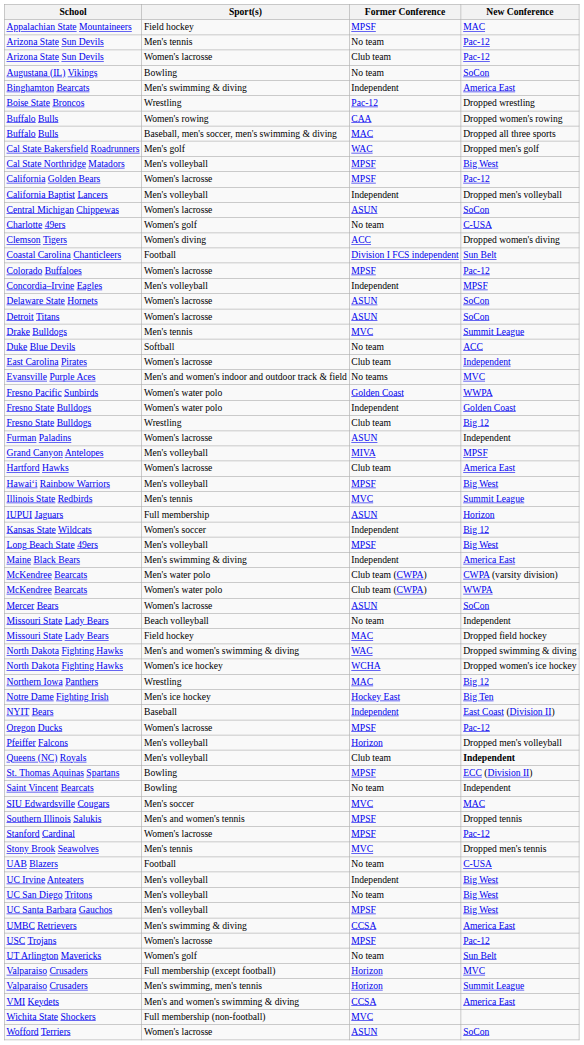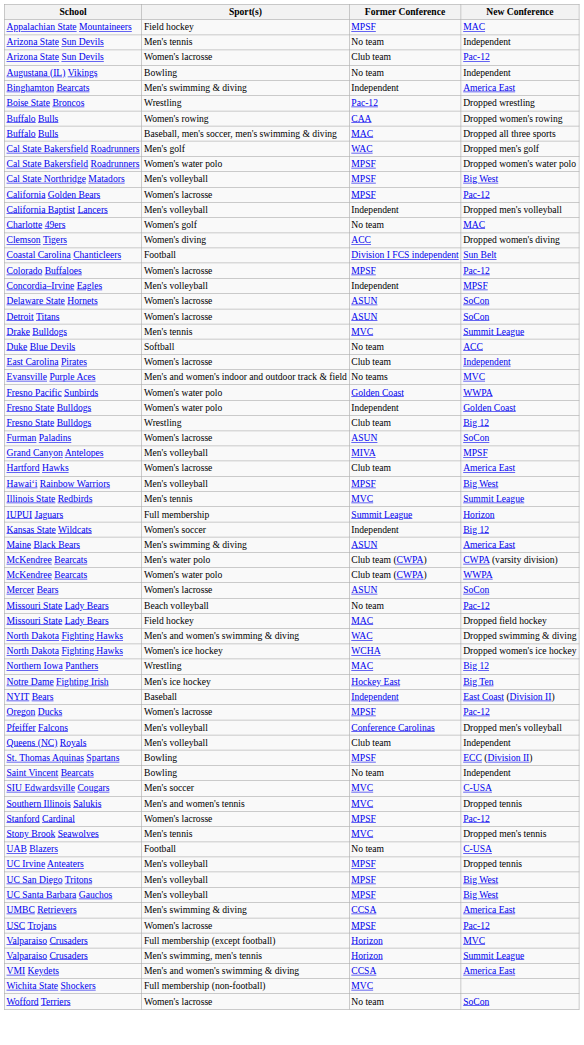(477, 42) Pac-12 -> (487, 42) Independent
(476, 73) SoCon -> (487, 73) Independent
+ row: (73, 164)
- row: (63, 210)
(478, 225) C-USA -> (474, 225) MAC
(487, 438) Independent -> (476, 438) SoCon
(364, 514) ASUN -> (382, 514) Summit League
- row: (52, 544)
(375, 560) Independent -> (364, 544) ASUN
(487, 621) Independent -> (477, 605) Pac-12
(367, 742) Horizon -> (393, 727) Conference Carolinas
(489, 758) bold -> (487, 742) normal
(474, 803) MAC -> (478, 788) C-USA
(364, 819) MPSF -> (362, 803) MVC
(375, 879) Independent -> (364, 864) MPSF
(481, 879) Big West -> (493, 864) Dropped tennis
(368, 895) No team -> (364, 879) MPSF
- row: (54, 956)
(364, 1032) ASUN -> (368, 1001) No team
